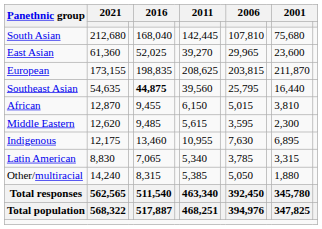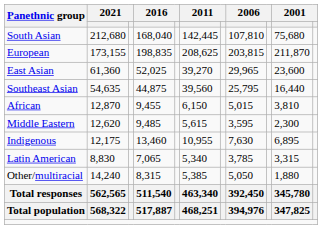rows swapped: (28, 70) <-> (30, 53)
(151, 88) bold -> (151, 88) normal
